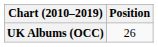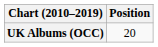(130, 32) 26 -> (130, 32) 20
